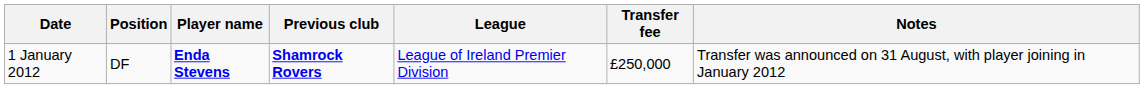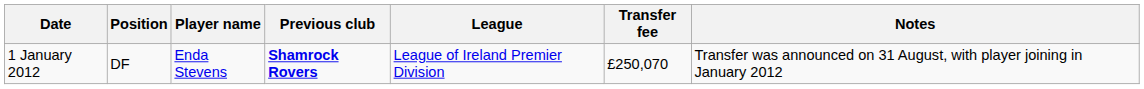(202, 63) bold -> (201, 63) normal
(640, 63) £250,000 -> (638, 63) £250,070
